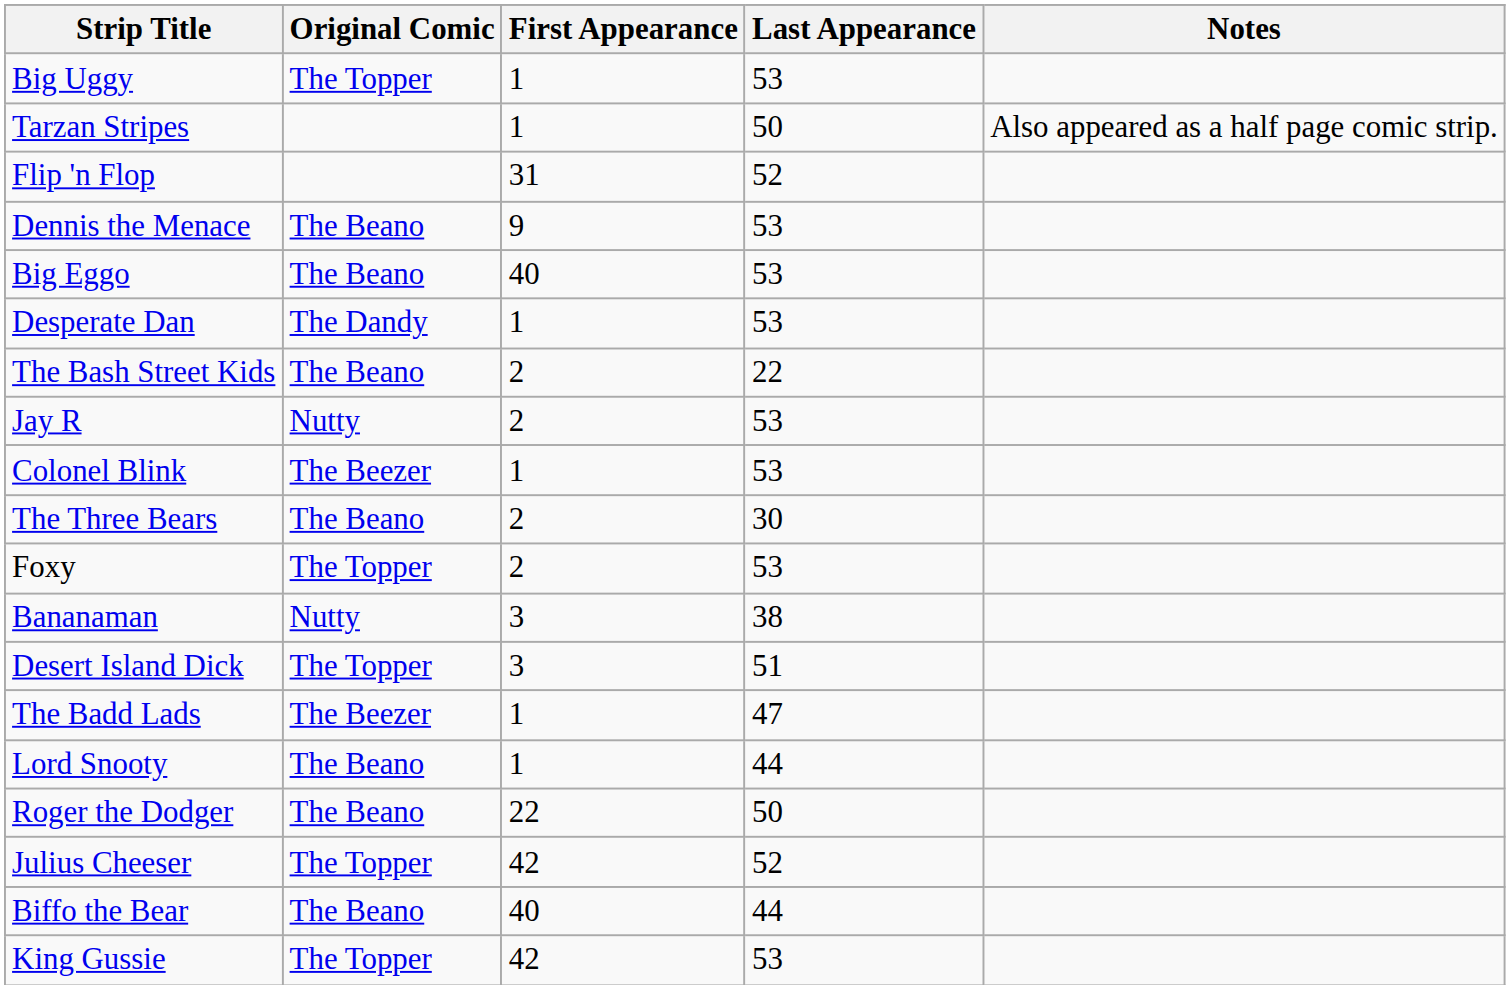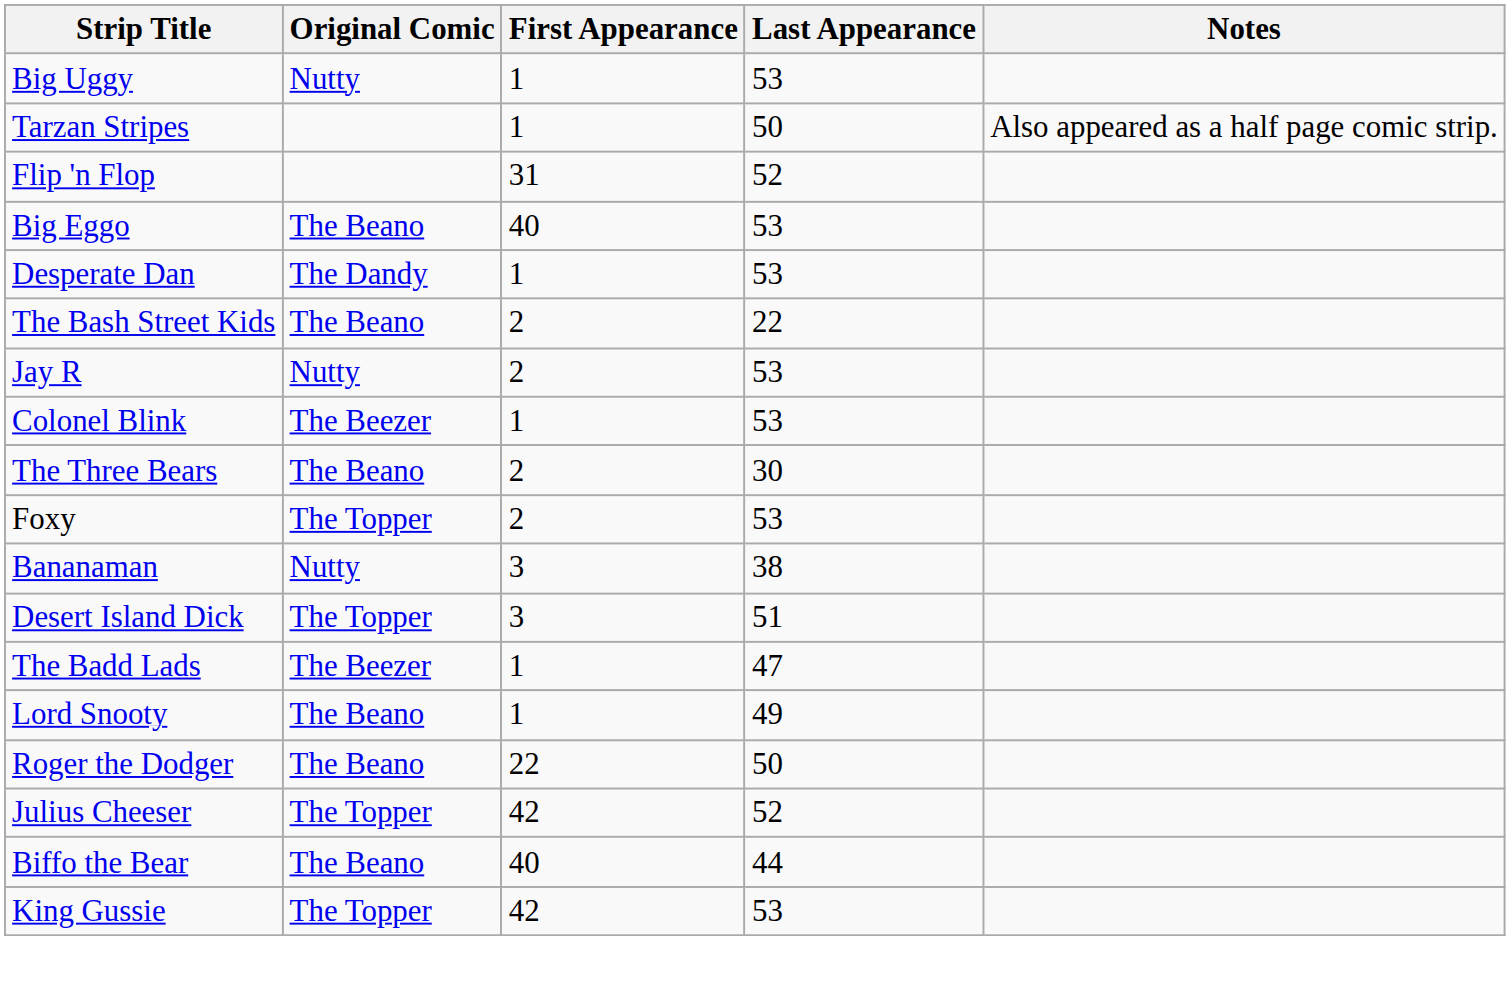(361, 77) The Topper -> (325, 77) Nutty
- row: (131, 224)
(768, 763) 44 -> (768, 714) 49
